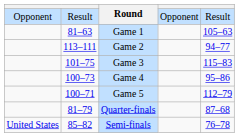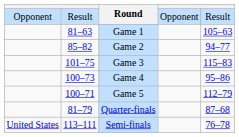(80, 47) 113–111 -> (80, 47) 85–82
(80, 125) 85–82 -> (80, 125) 113–111
